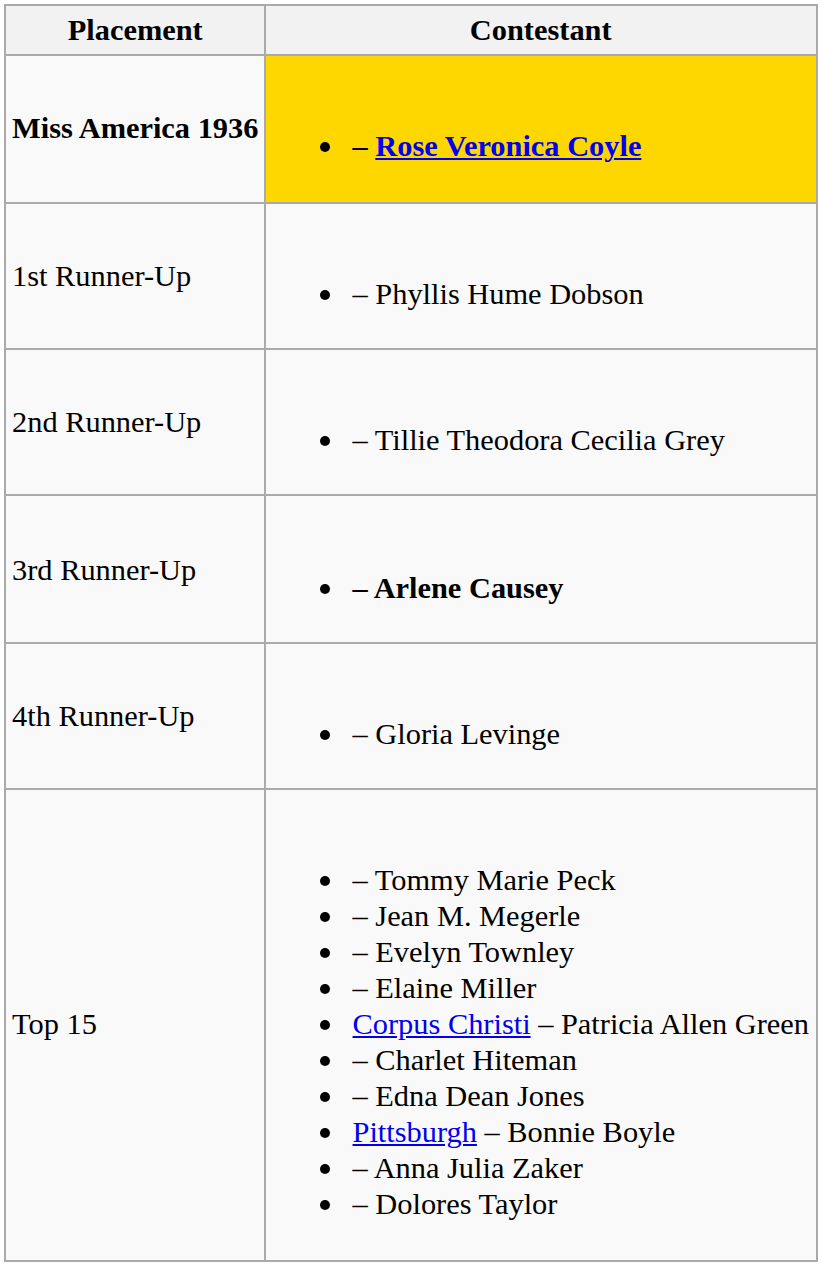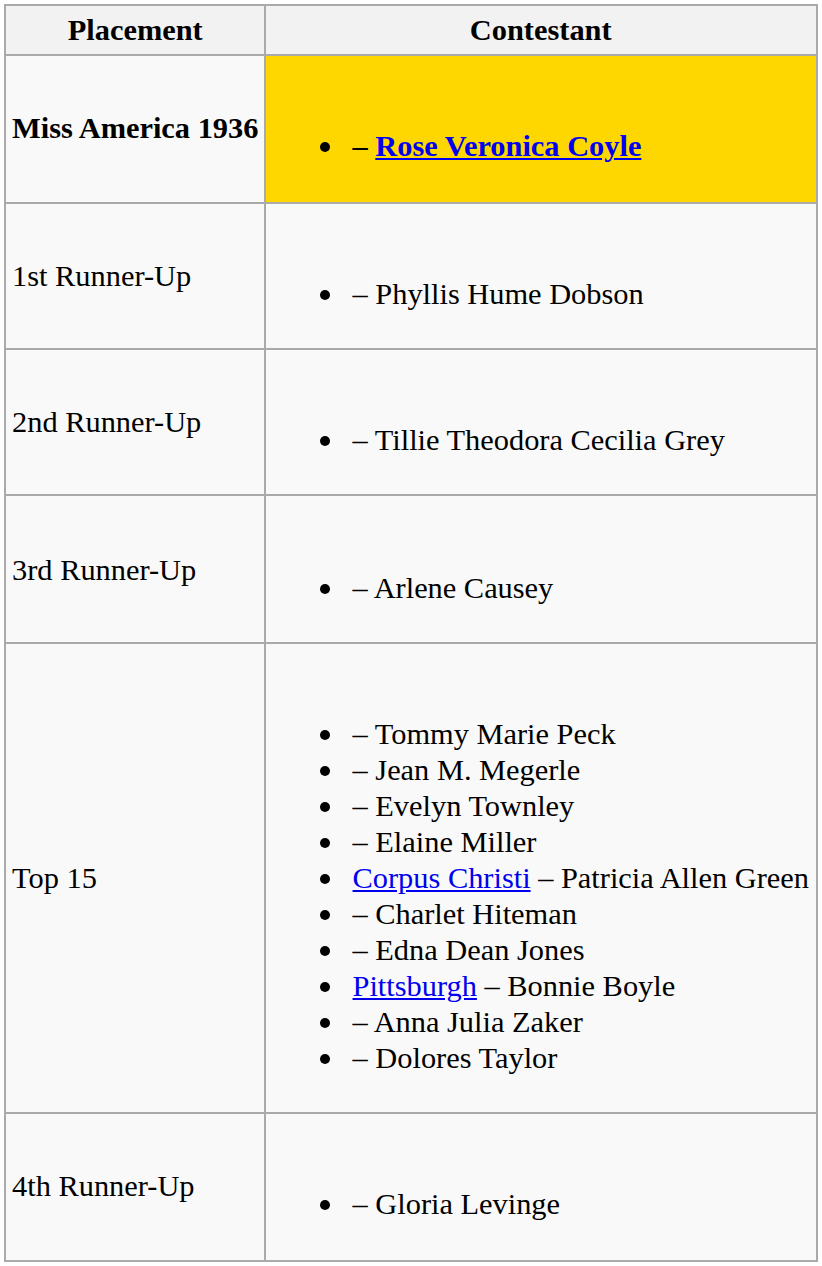(541, 587) bold -> (541, 587) normal
rows swapped: (103, 715) <-> (54, 1024)
